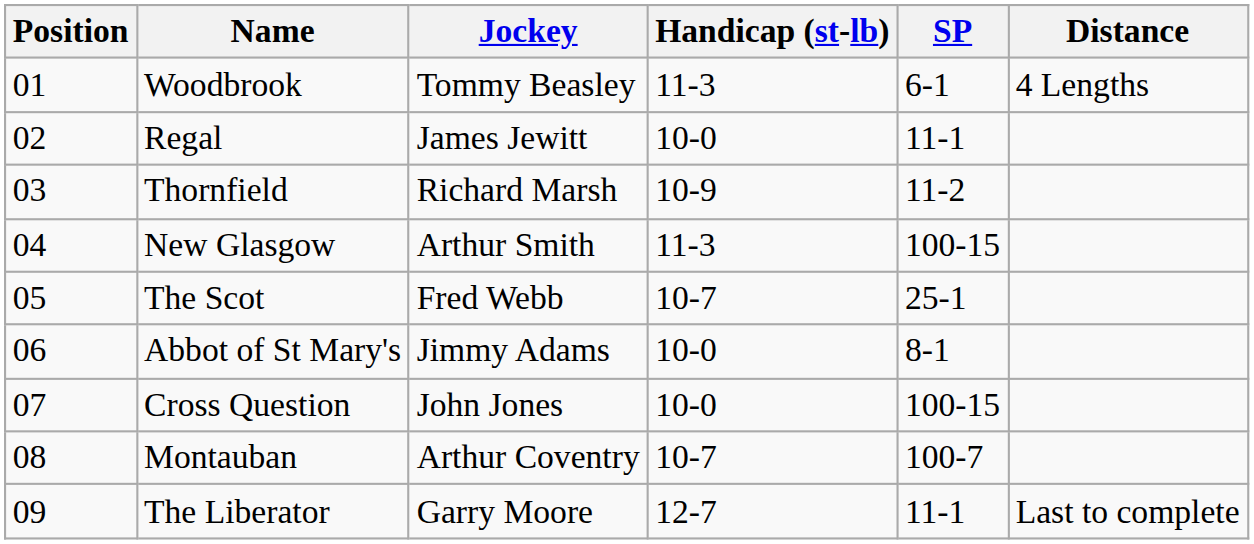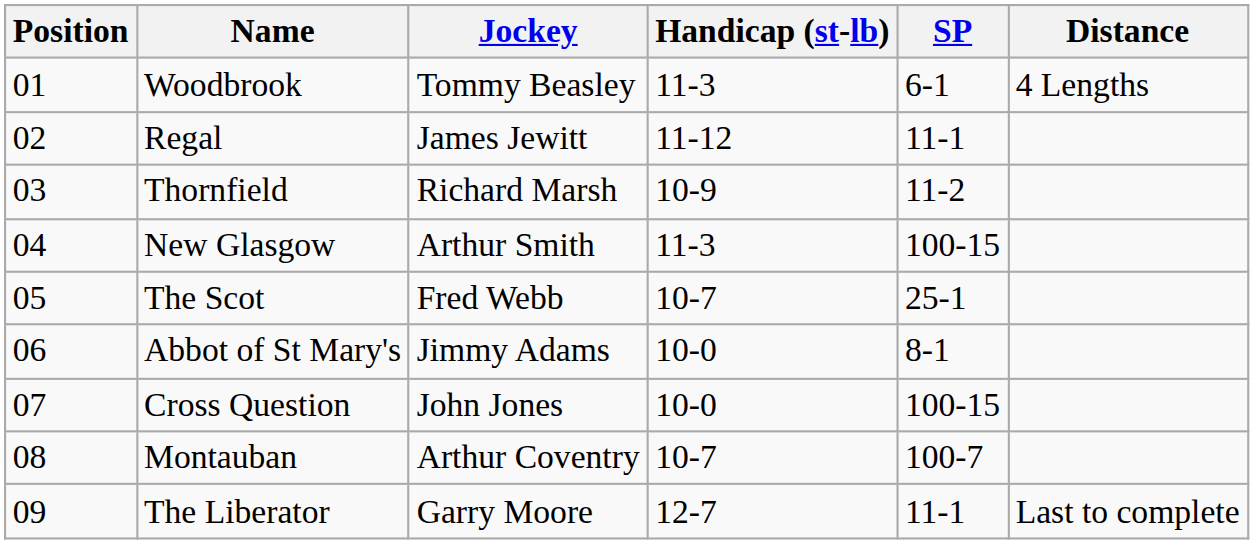(686, 137) 10-0 -> (694, 137) 11-12
